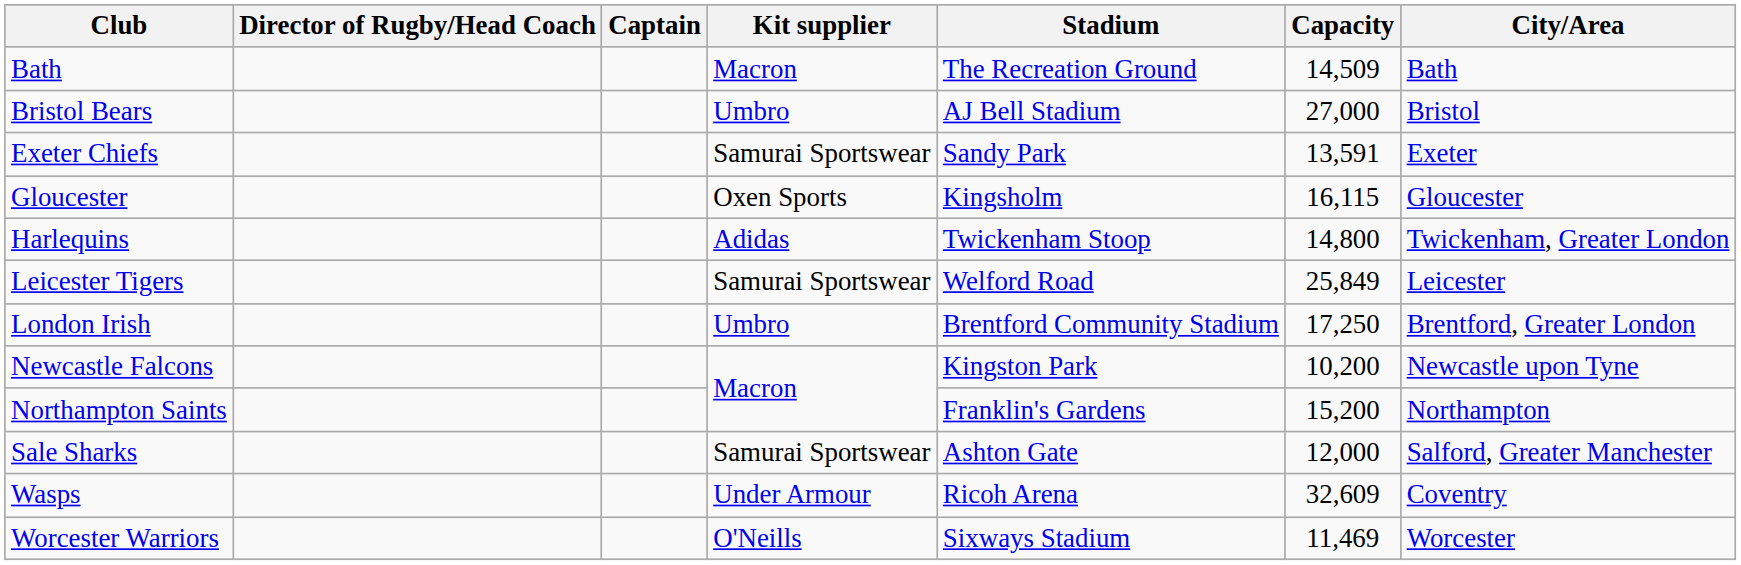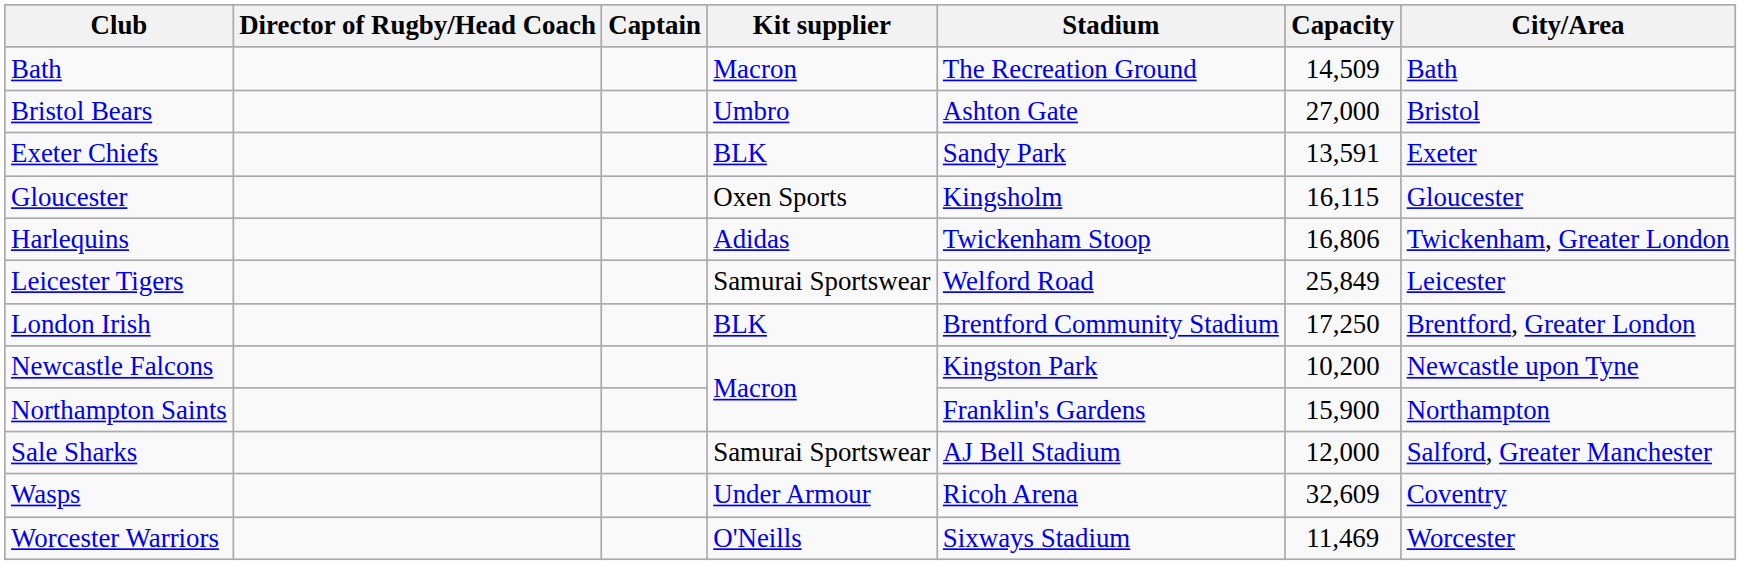(1032, 111) AJ Bell Stadium -> (1010, 111) Ashton Gate
(822, 153) Samurai Sportswear -> (740, 153) BLK
(1343, 238) 14,800 -> (1343, 238) 16,806
(751, 324) Umbro -> (740, 324) BLK
(1343, 409) 15,200 -> (1343, 409) 15,900
(1010, 452) Ashton Gate -> (1032, 452) AJ Bell Stadium
